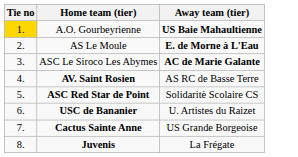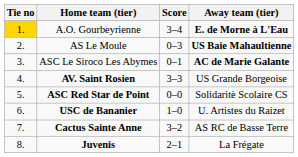+ column: (174, 12)
(212, 29) US Baie Mahaultienne -> (241, 29) E. de Morne à L'Eau
(212, 45) E. de Morne à L'Eau -> (241, 45) US Baie Mahaultienne
(212, 78) AS RC de Basse Terre -> (241, 78) US Grande Borgeoise
(212, 128) US Grande Borgeoise -> (241, 128) AS RC de Basse Terre
